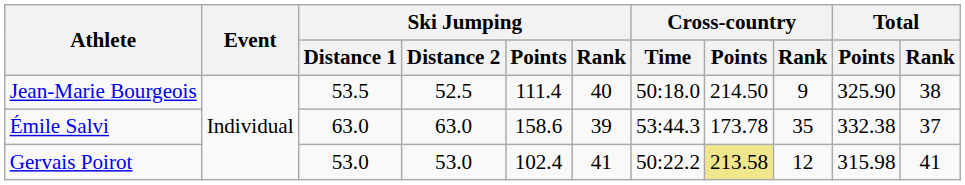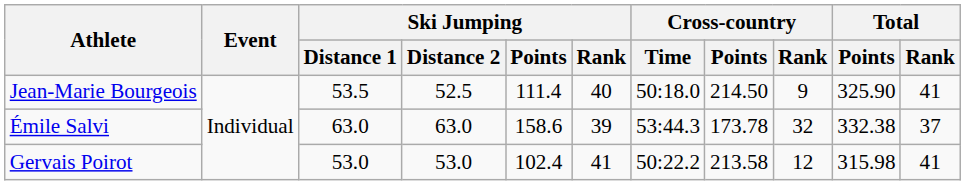(930, 92) 38 -> (930, 92) 41
(803, 127) 35 -> (803, 127) 32
(739, 161) khaki background -> (739, 161) no background
